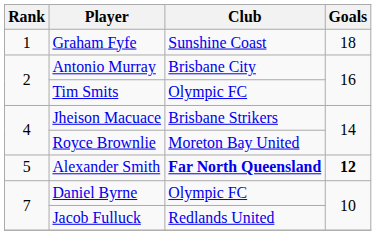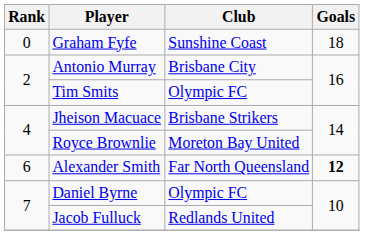(27, 42) 1 -> (27, 42) 0
(27, 167) 5 -> (27, 167) 6
(245, 167) bold -> (239, 167) normal
